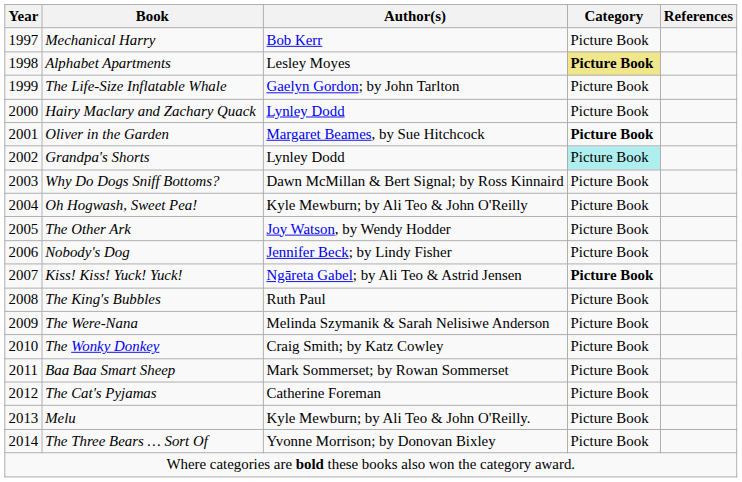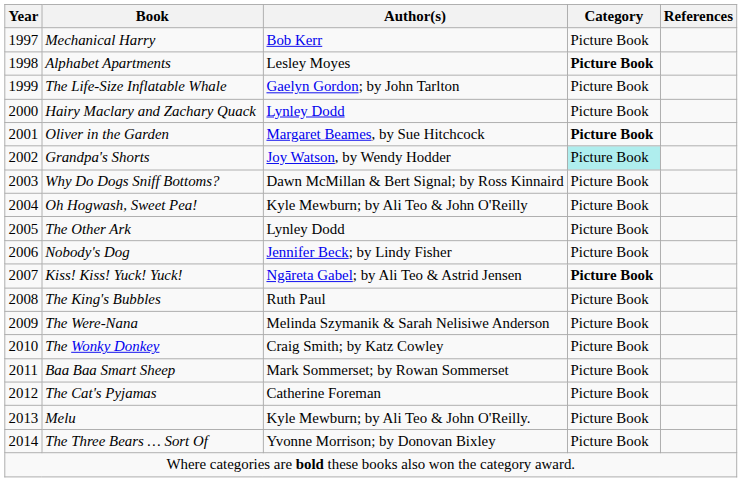(614, 63) khaki background -> (614, 63) no background
(306, 157) Lynley Dodd -> (359, 157) Joy Watson, by Wendy Hodder
(359, 228) Joy Watson, by Wendy Hodder -> (306, 228) Lynley Dodd
